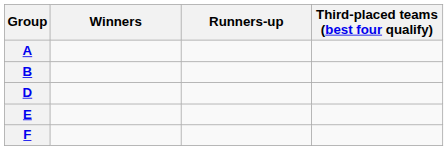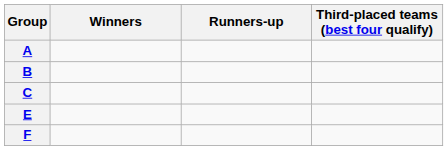+ row: (27, 93)
- row: (27, 93)
